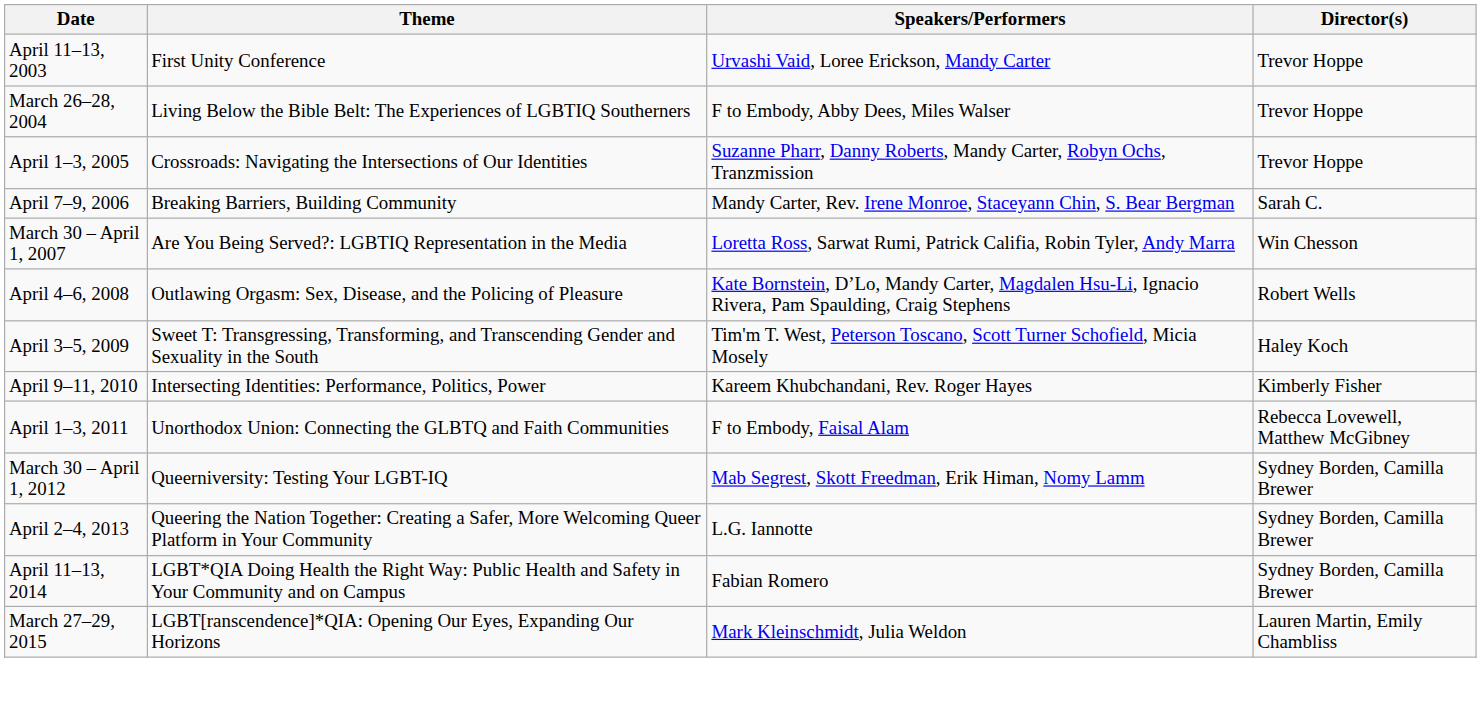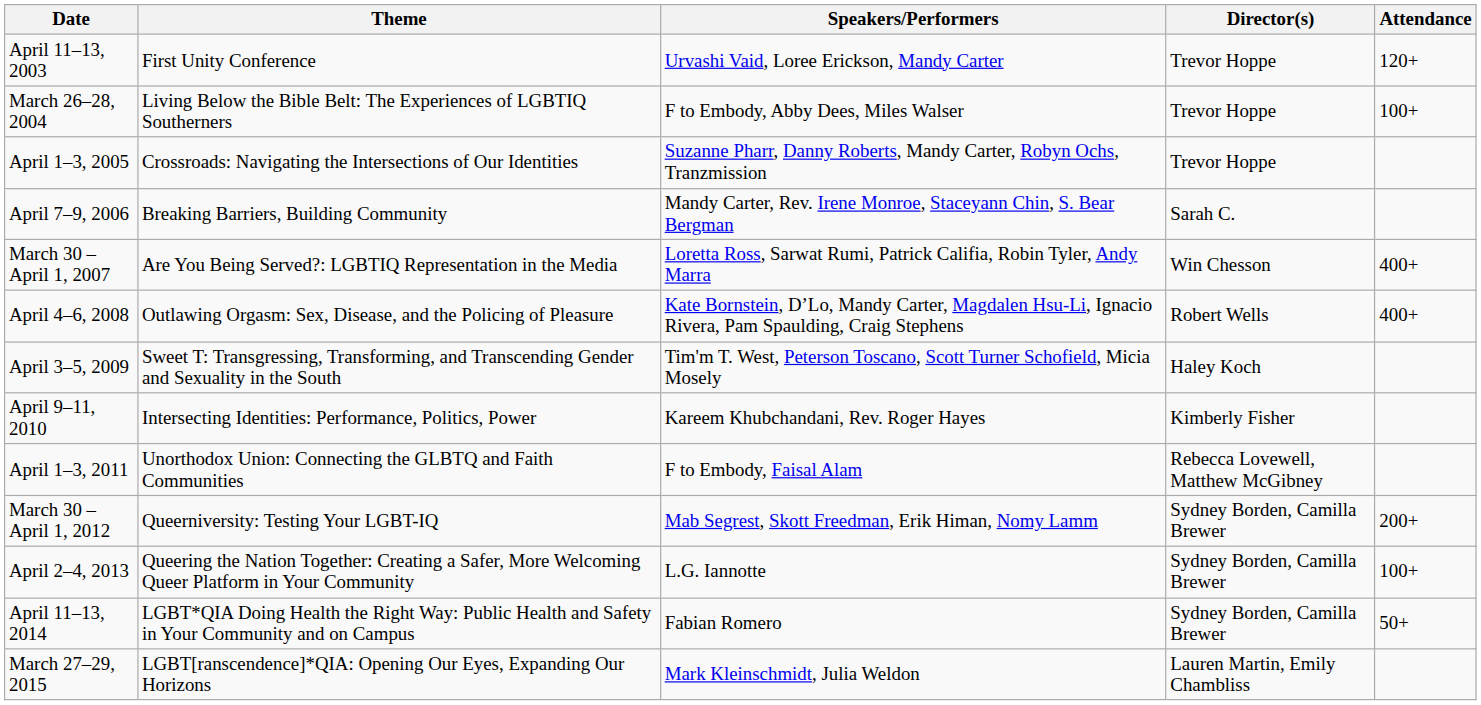+ column: (1426, 19)
